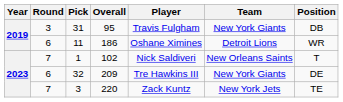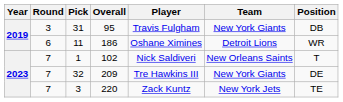(48, 74) 6 -> (48, 74) 7
